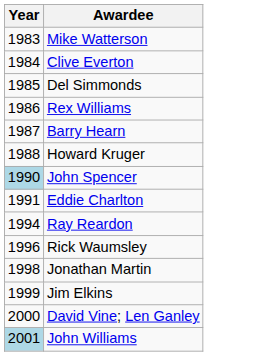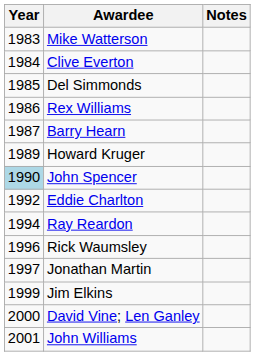+ column: (227, 16)
(24, 154) 1988 -> (24, 154) 1989
(24, 200) 1991 -> (24, 200) 1992
(24, 270) 1998 -> (24, 270) 1997
(24, 339) lightblue background -> (24, 339) no background
